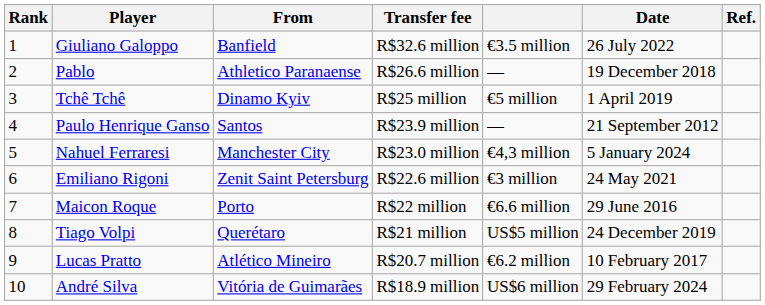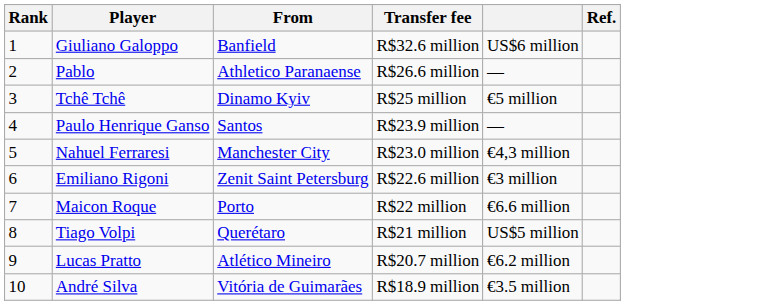- column: (653, 17)
(528, 44) €3.5 million -> (533, 44) US$6 million
(533, 286) US$6 million -> (528, 286) €3.5 million
